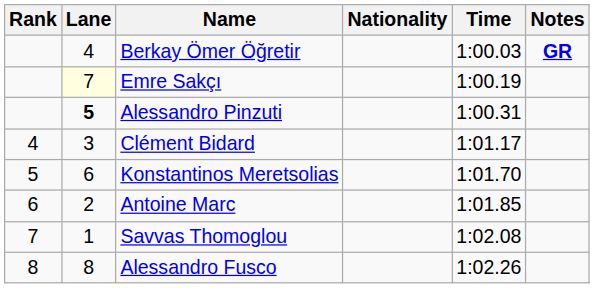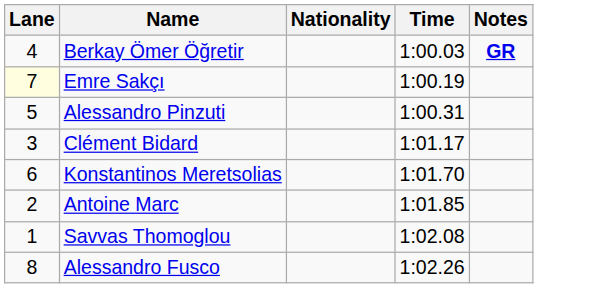- column: (33, 19)
(89, 112) bold -> (32, 112) normal
